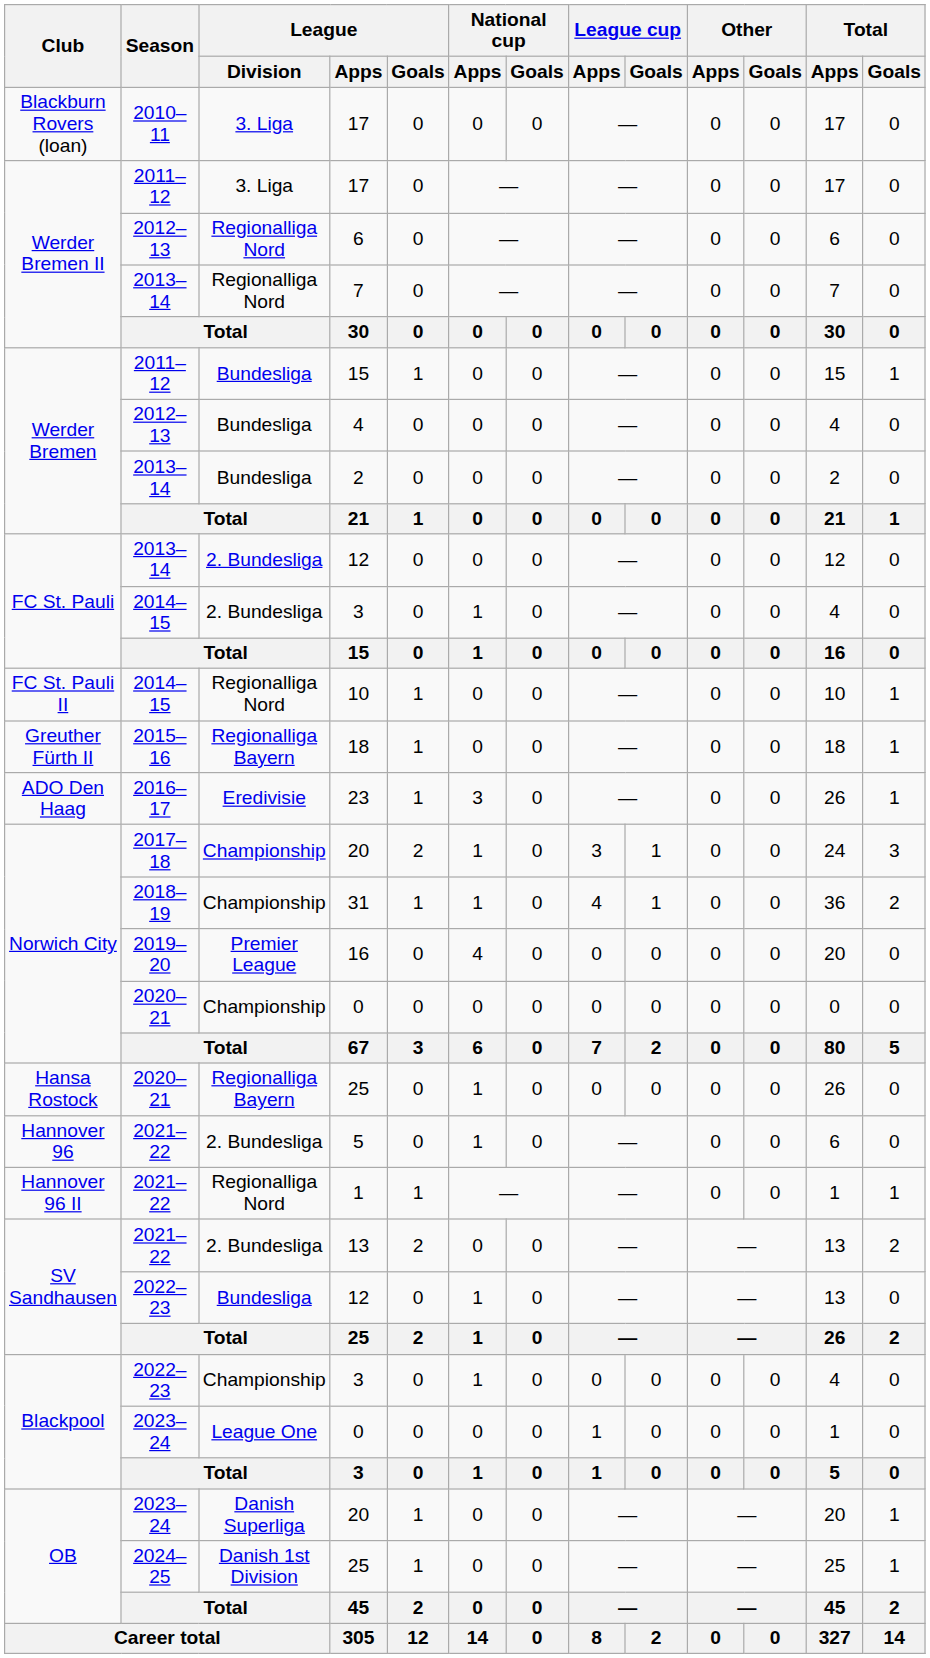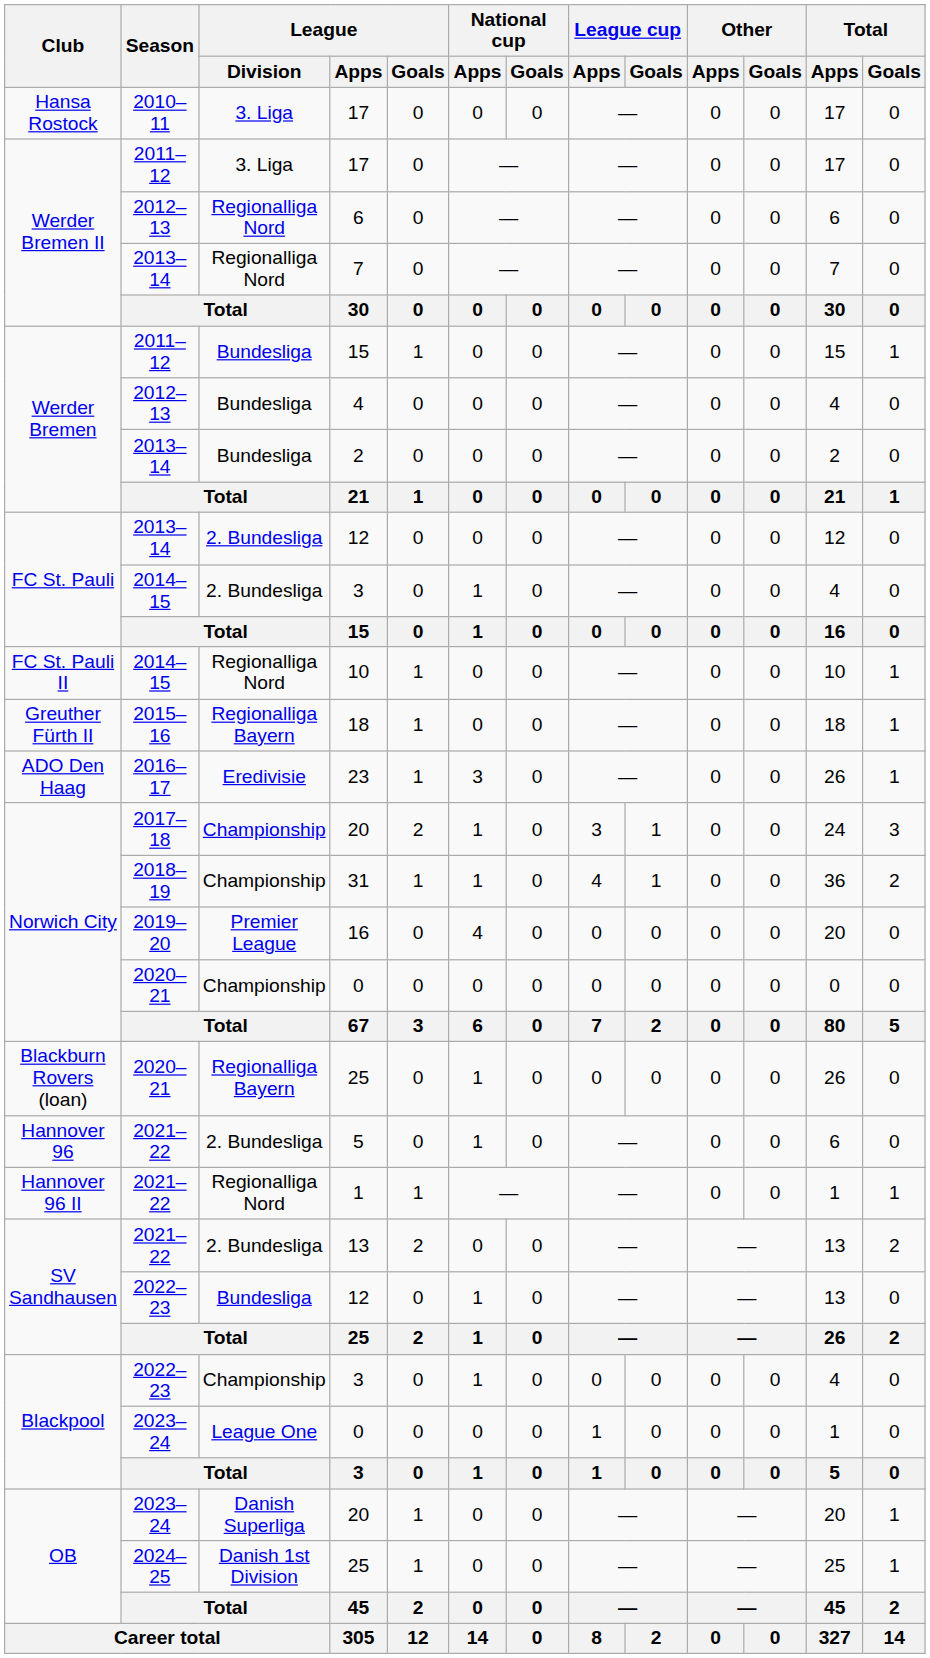(63, 123) Blackburn Rovers (loan) -> (63, 113) Hansa Rostock
(63, 1089) Hansa Rostock -> (63, 1078) Blackburn Rovers (loan)
